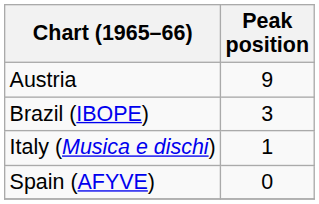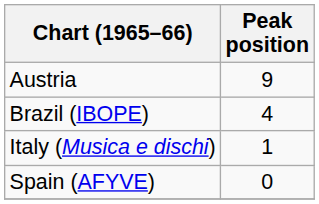(267, 113) 3 -> (267, 113) 4
